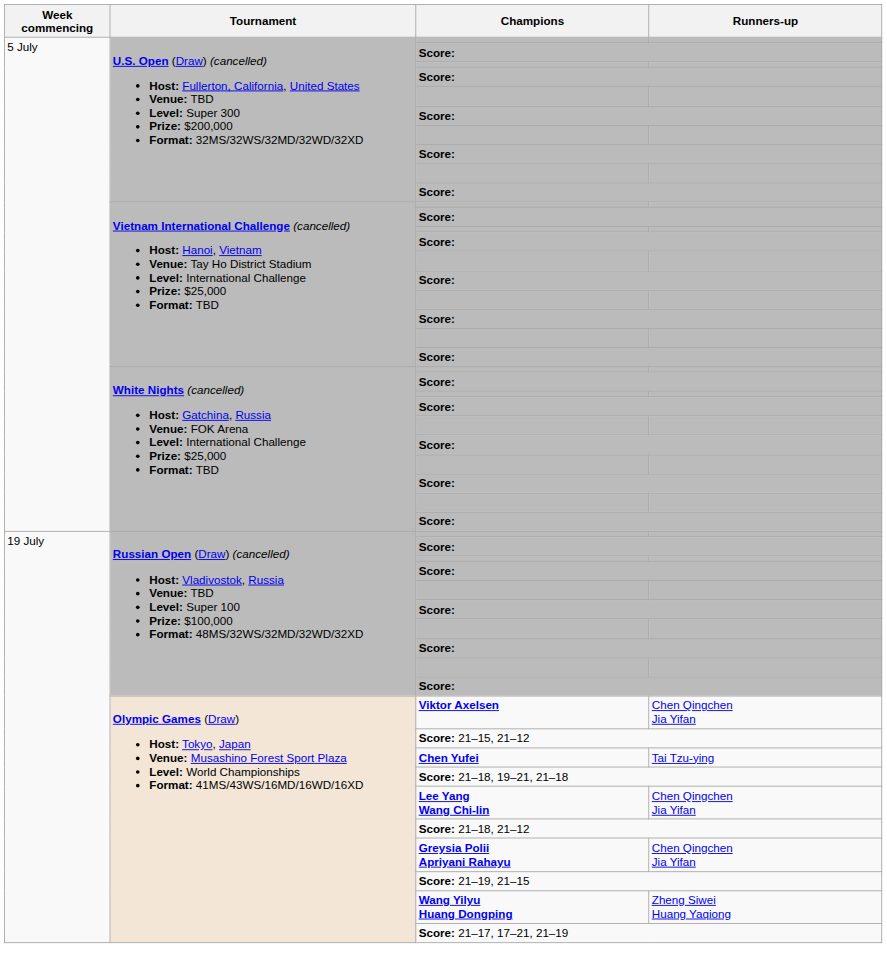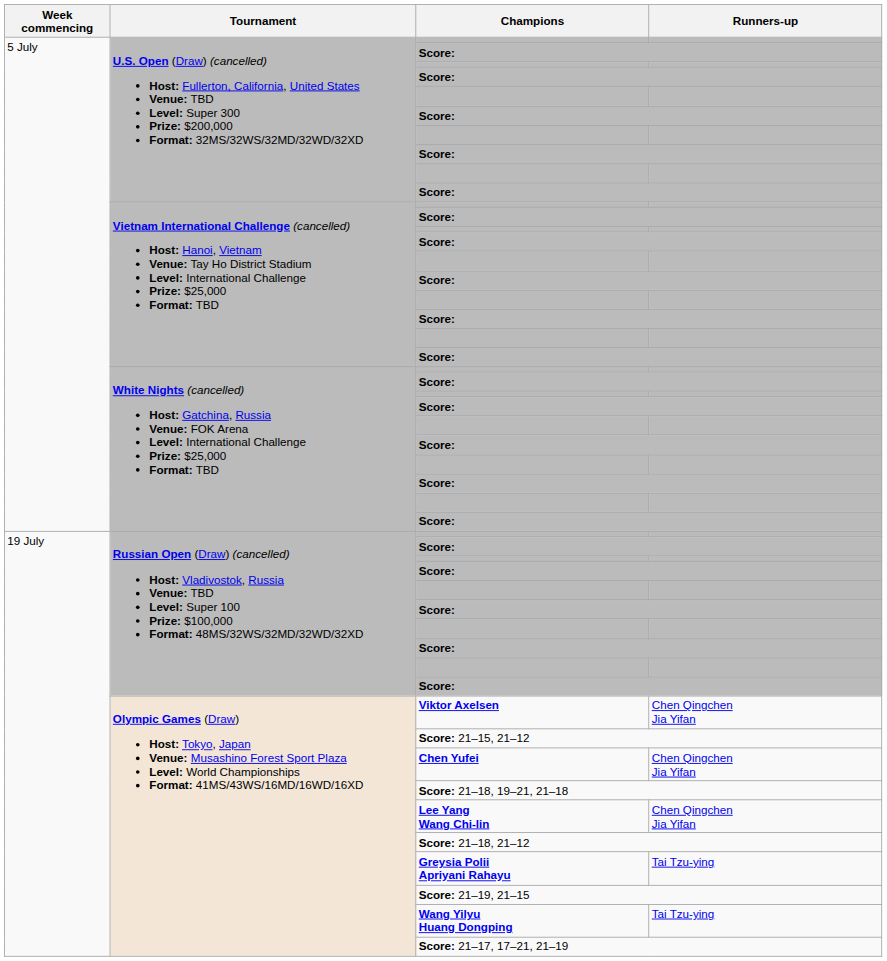(683, 757) Tai Tzu-ying -> (692, 764) Chen Qingchen Jia Yifan
(692, 855) Chen Qingchen Jia Yifan -> (683, 861) Tai Tzu-ying
(691, 907) Zheng Siwei Huang Yaqiong -> (683, 913) Tai Tzu-ying
